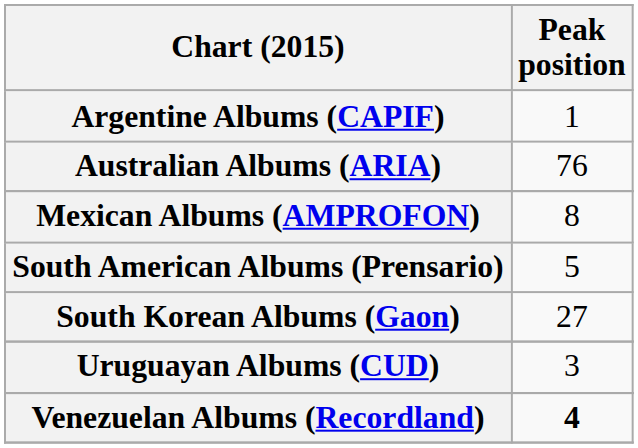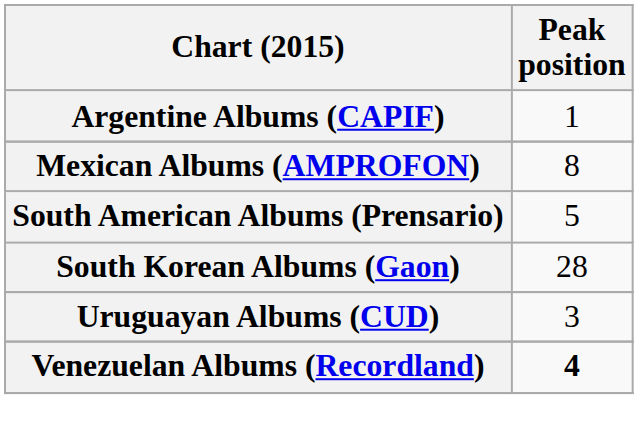- row: (258, 165)
(572, 316) 27 -> (572, 266) 28
